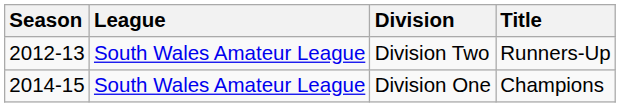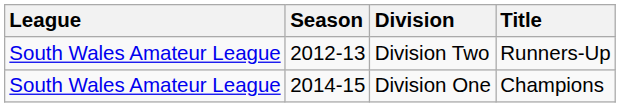columns swapped: (46, 20) <-> (130, 20)
